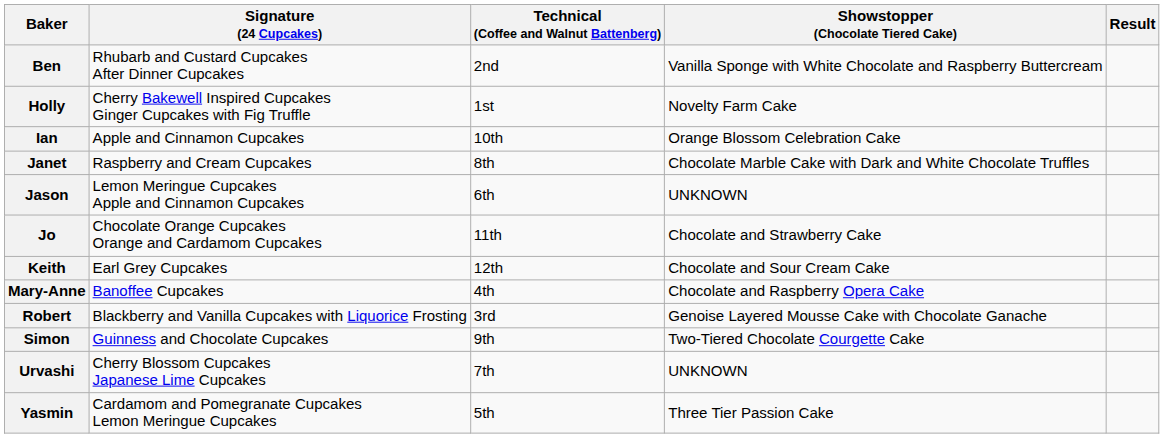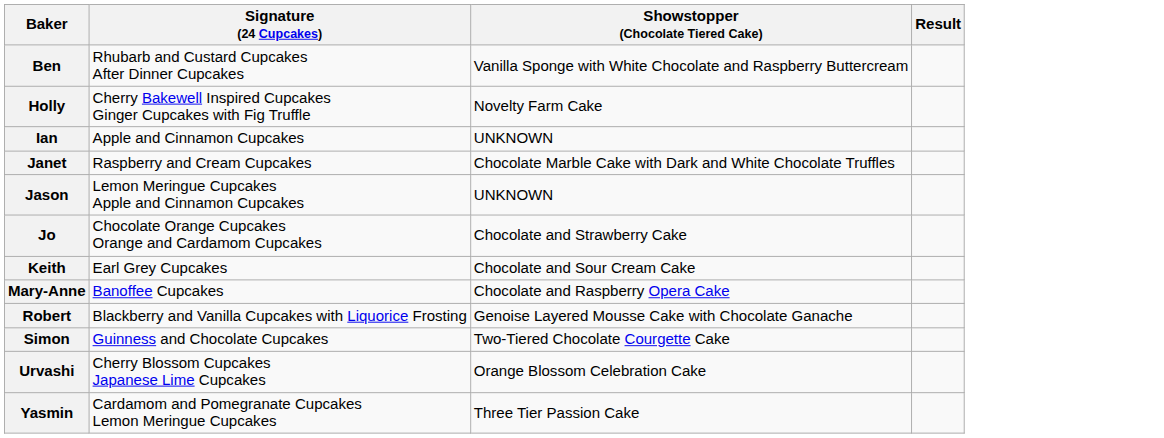- column: (568, 24)
(784, 138) Orange Blossom Celebration Cake -> (513, 138) UNKNOWN
(708, 371) UNKNOWN -> (590, 371) Orange Blossom Celebration Cake
